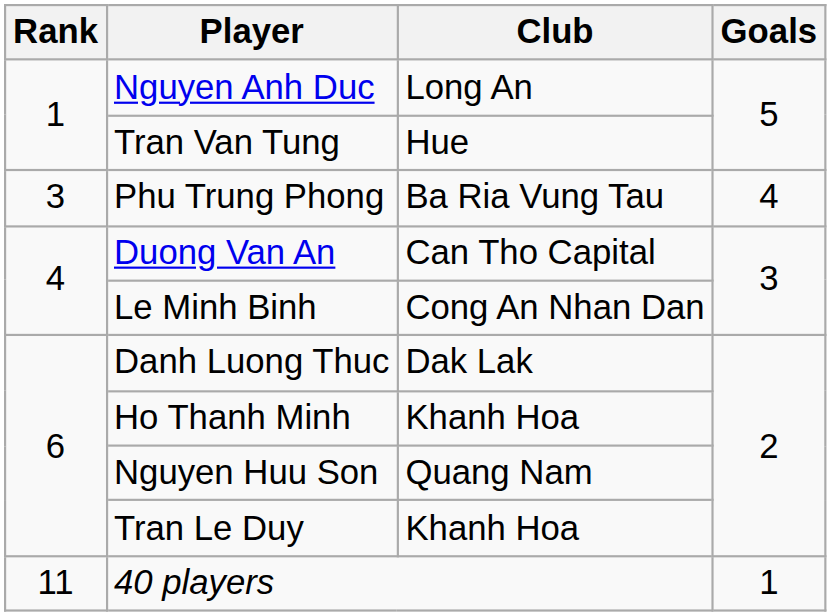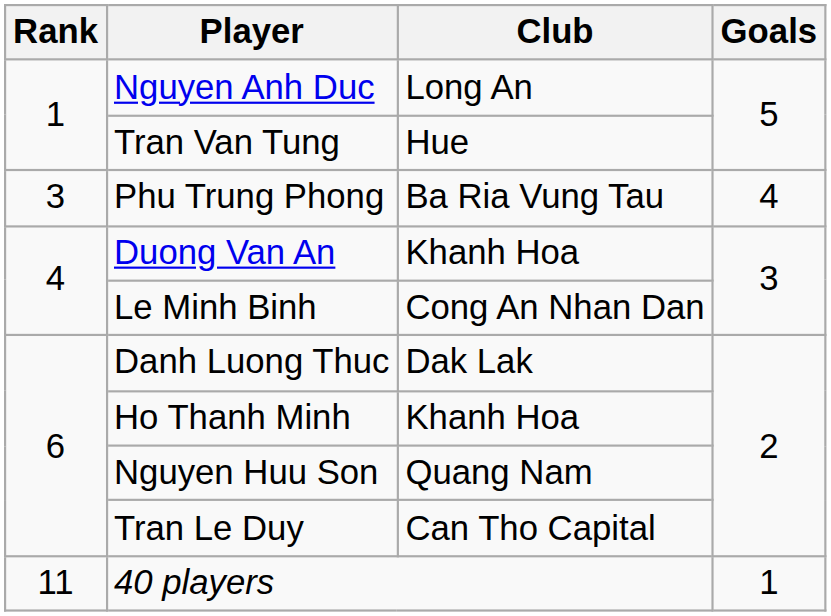(531, 252) Can Tho Capital -> (492, 252) Khanh Hoa
(492, 527) Khanh Hoa -> (531, 527) Can Tho Capital
